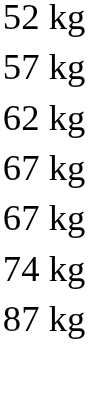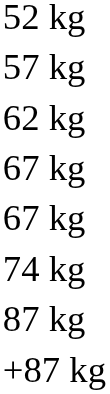+ row: (54, 369)
